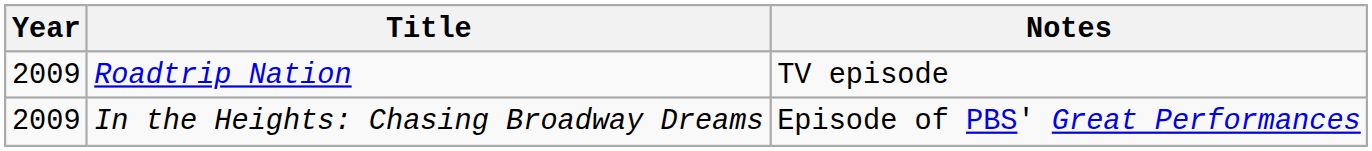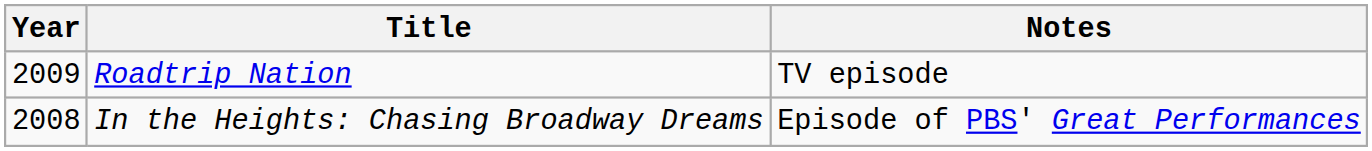(46, 122) 2009 -> (46, 122) 2008
